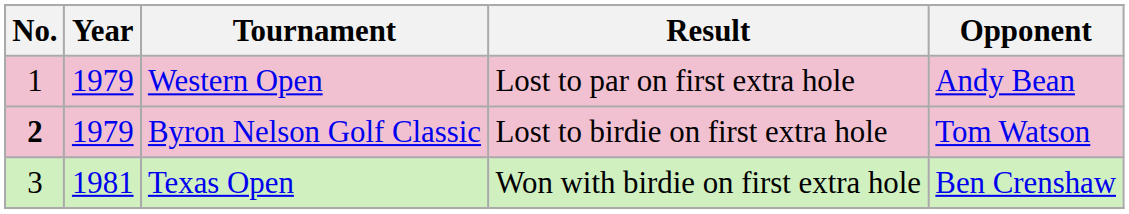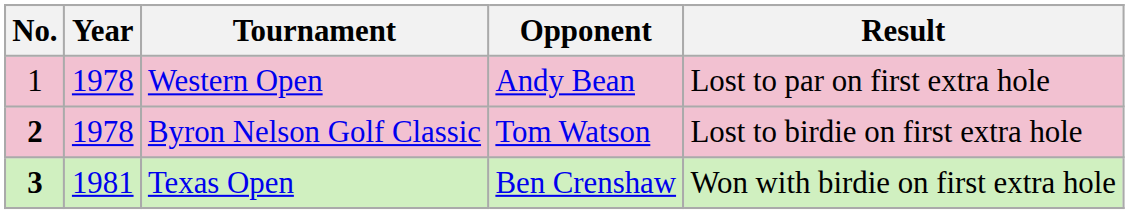columns swapped: (1026, 30) <-> (708, 30)
(103, 81) 1979 -> (103, 81) 1978
(103, 131) 1979 -> (103, 131) 1978
(35, 182) normal -> (35, 182) bold
